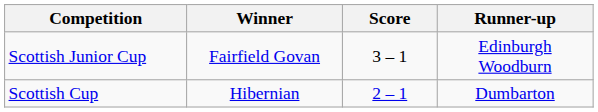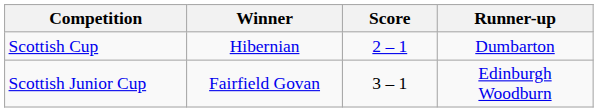rows swapped: (53, 93) <-> (77, 55)
